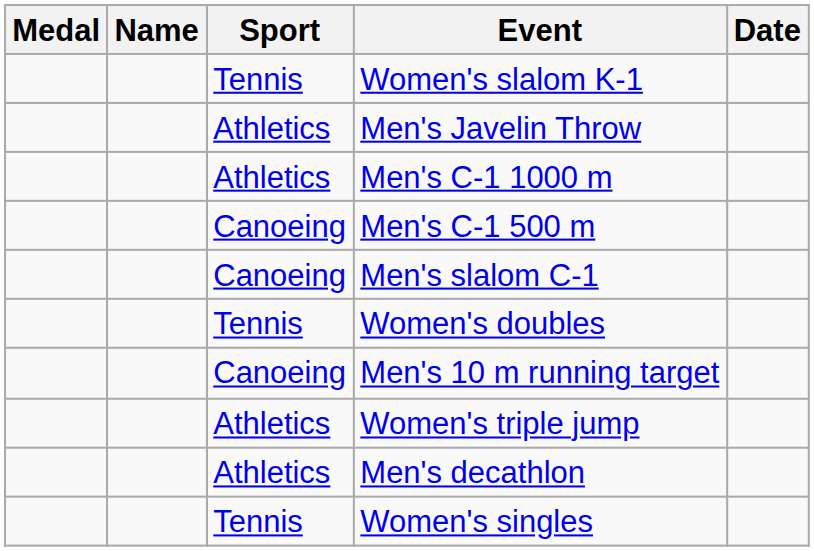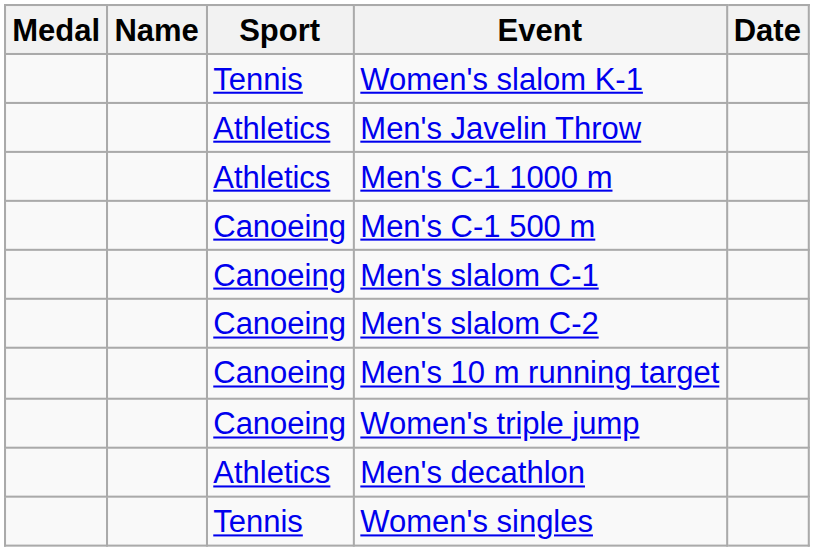+ row: (480, 324)
- row: (483, 324)
(272, 422) Athletics -> (280, 422) Canoeing
